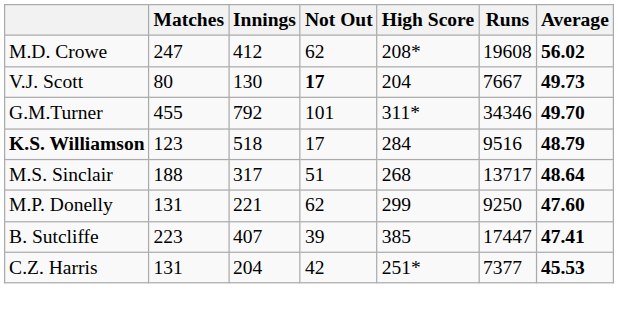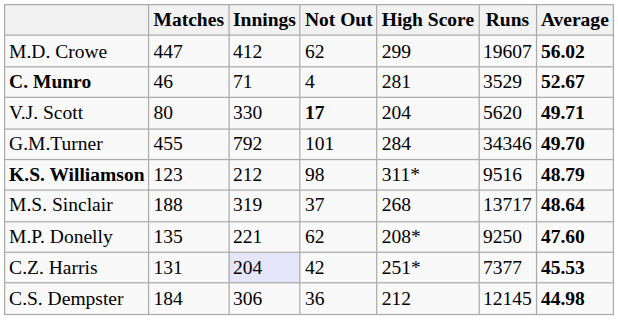(168, 50) 247 -> (168, 50) 447
(401, 50) 208* -> (396, 50) 299
(507, 50) 19608 -> (507, 50) 19607
+ row: (50, 81)
(248, 81) 130 -> (248, 112) 330
(503, 81) 7667 -> (503, 112) 5620
(563, 81) 49.73 -> (563, 112) 49.71
(401, 112) 311* -> (396, 143) 284
(248, 143) 518 -> (248, 174) 212
(315, 143) 17 -> (315, 174) 98
(396, 143) 284 -> (401, 174) 311*
(248, 174) 317 -> (248, 205) 319
(315, 174) 51 -> (315, 205) 37
(168, 205) 131 -> (168, 236) 135
(396, 205) 299 -> (401, 236) 208*
- row: (54, 236)
(248, 267) no background -> (248, 267) lavender background
+ row: (66, 298)
